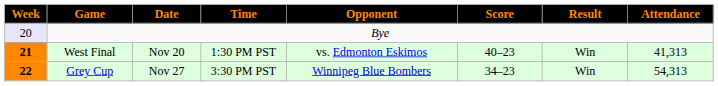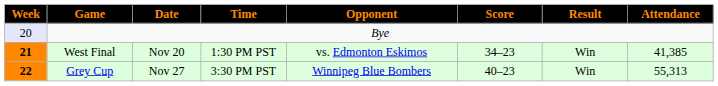(500, 52) 40–23 -> (500, 52) 34–23
(671, 52) 41,313 -> (671, 52) 41,385
(500, 71) 34–23 -> (500, 71) 40–23
(671, 71) 54,313 -> (671, 71) 55,313
